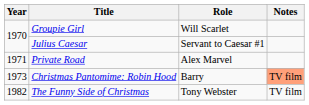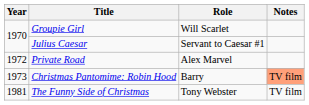(17, 60) 1971 -> (17, 60) 1972
(17, 92) 1982 -> (17, 92) 1981
